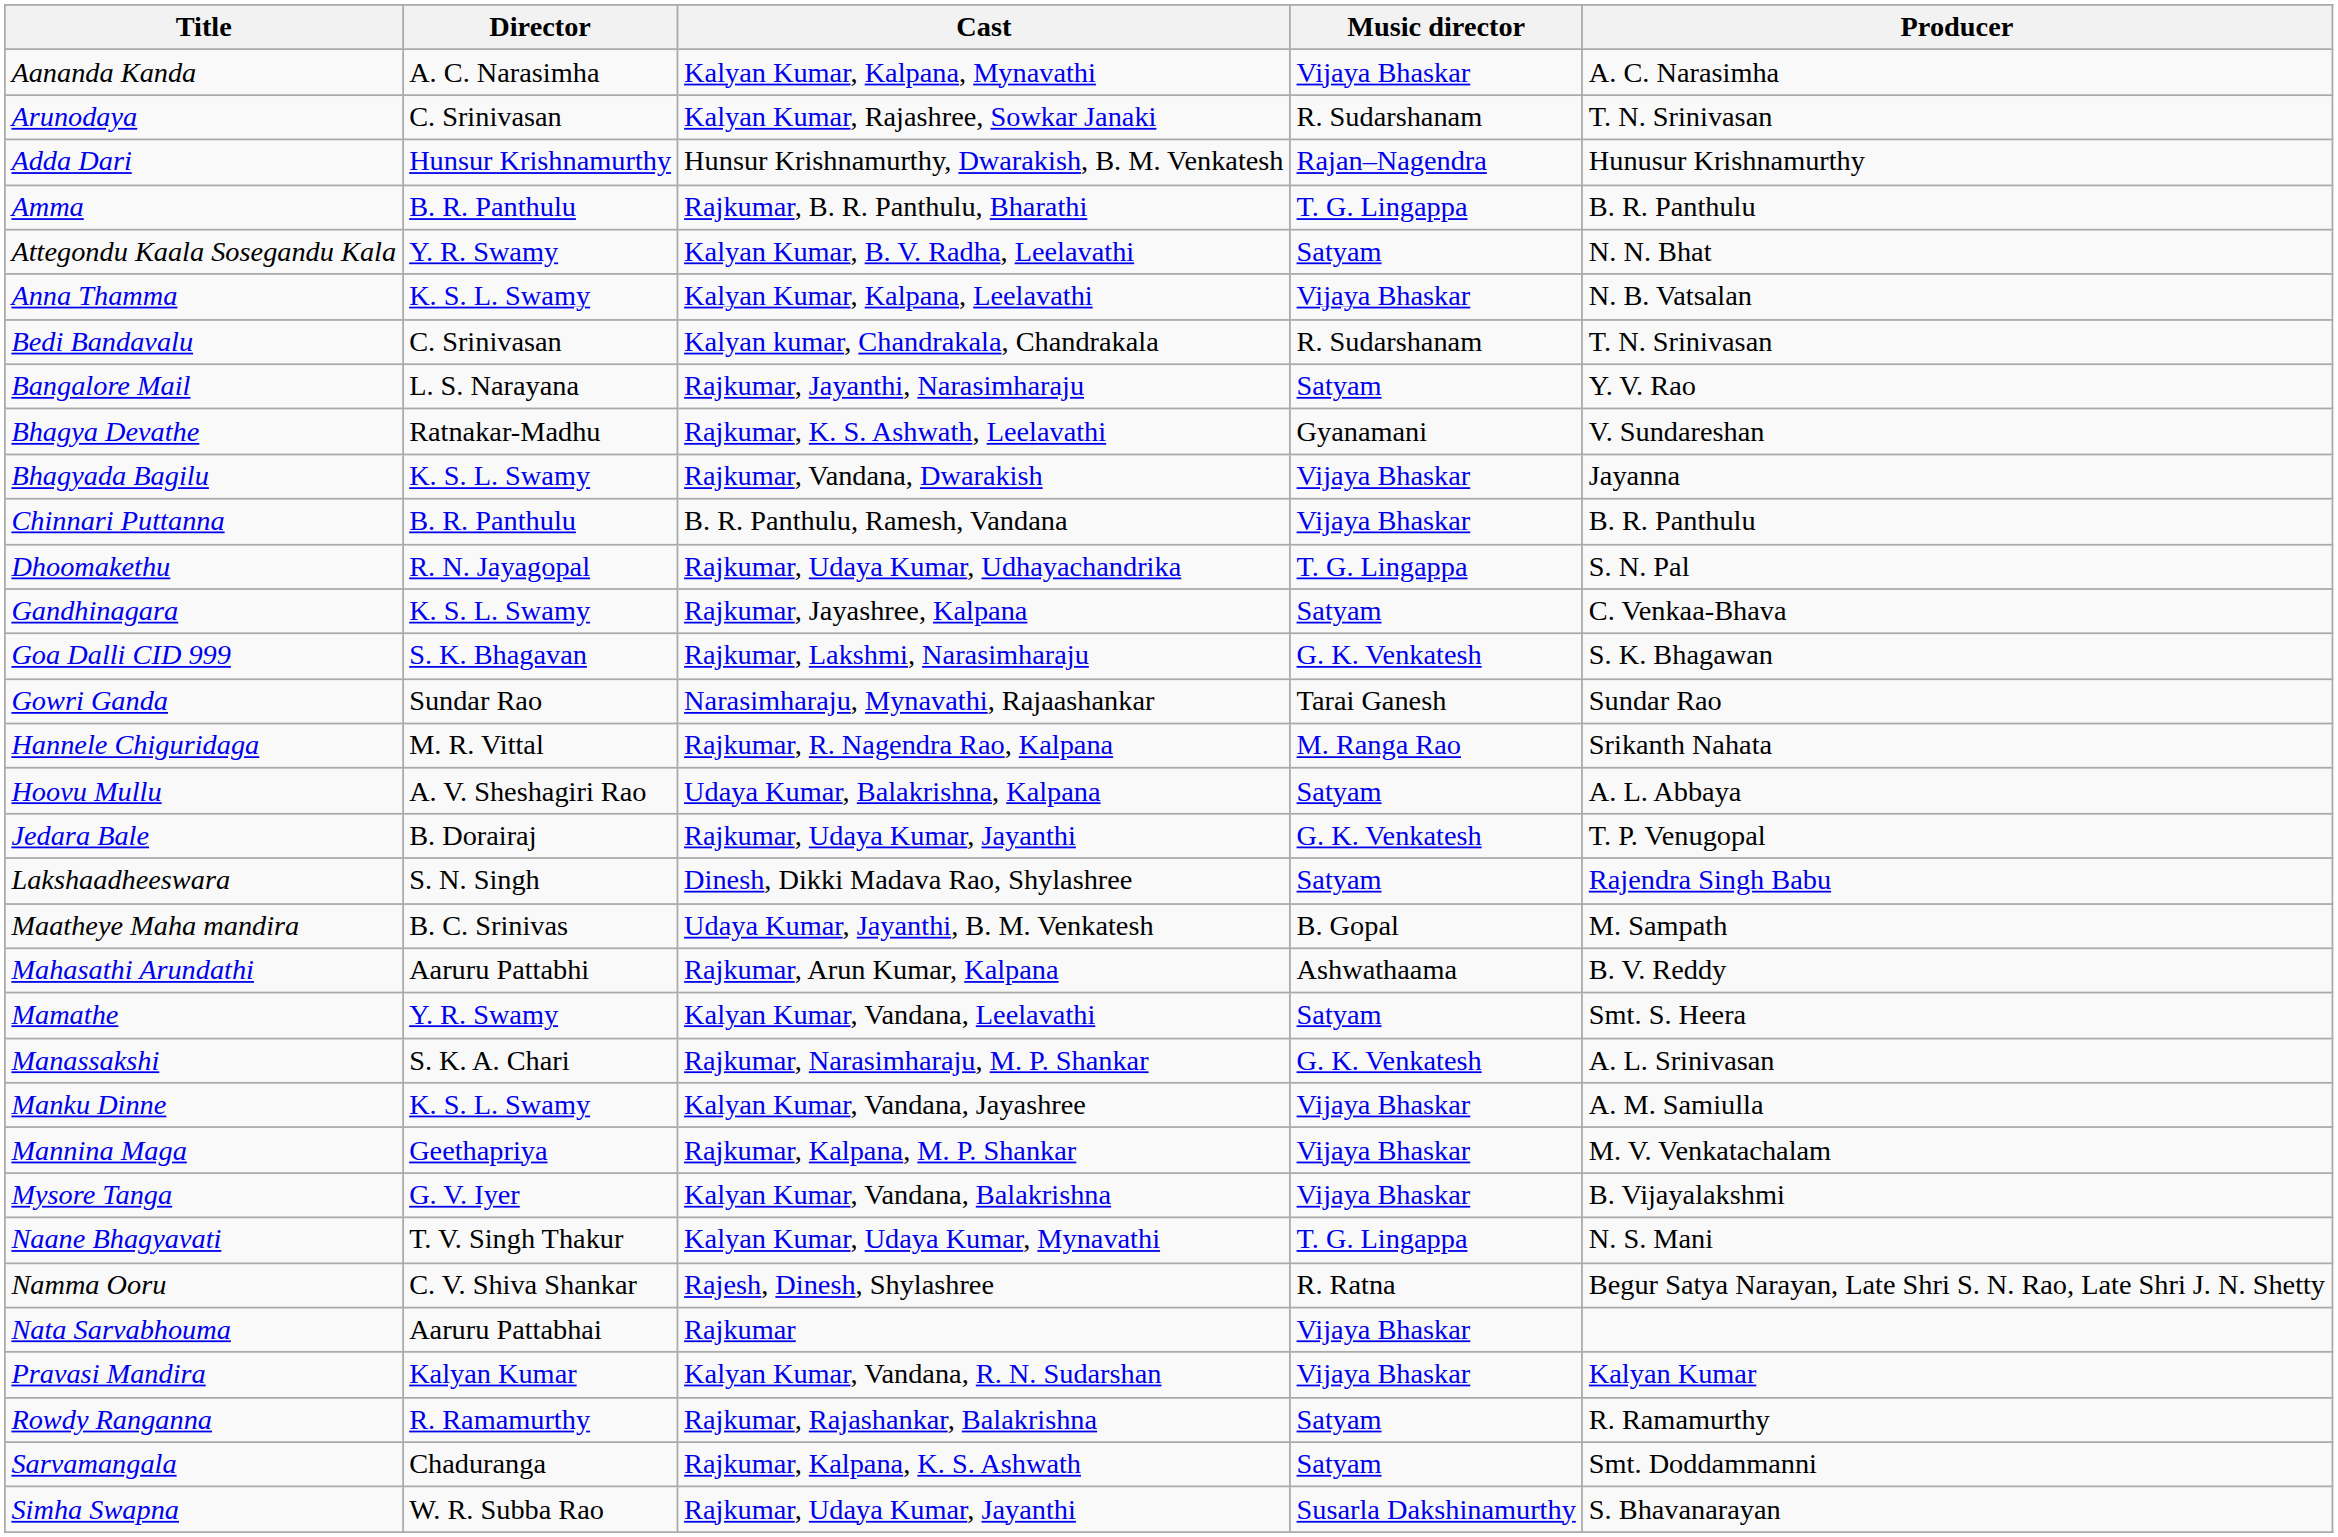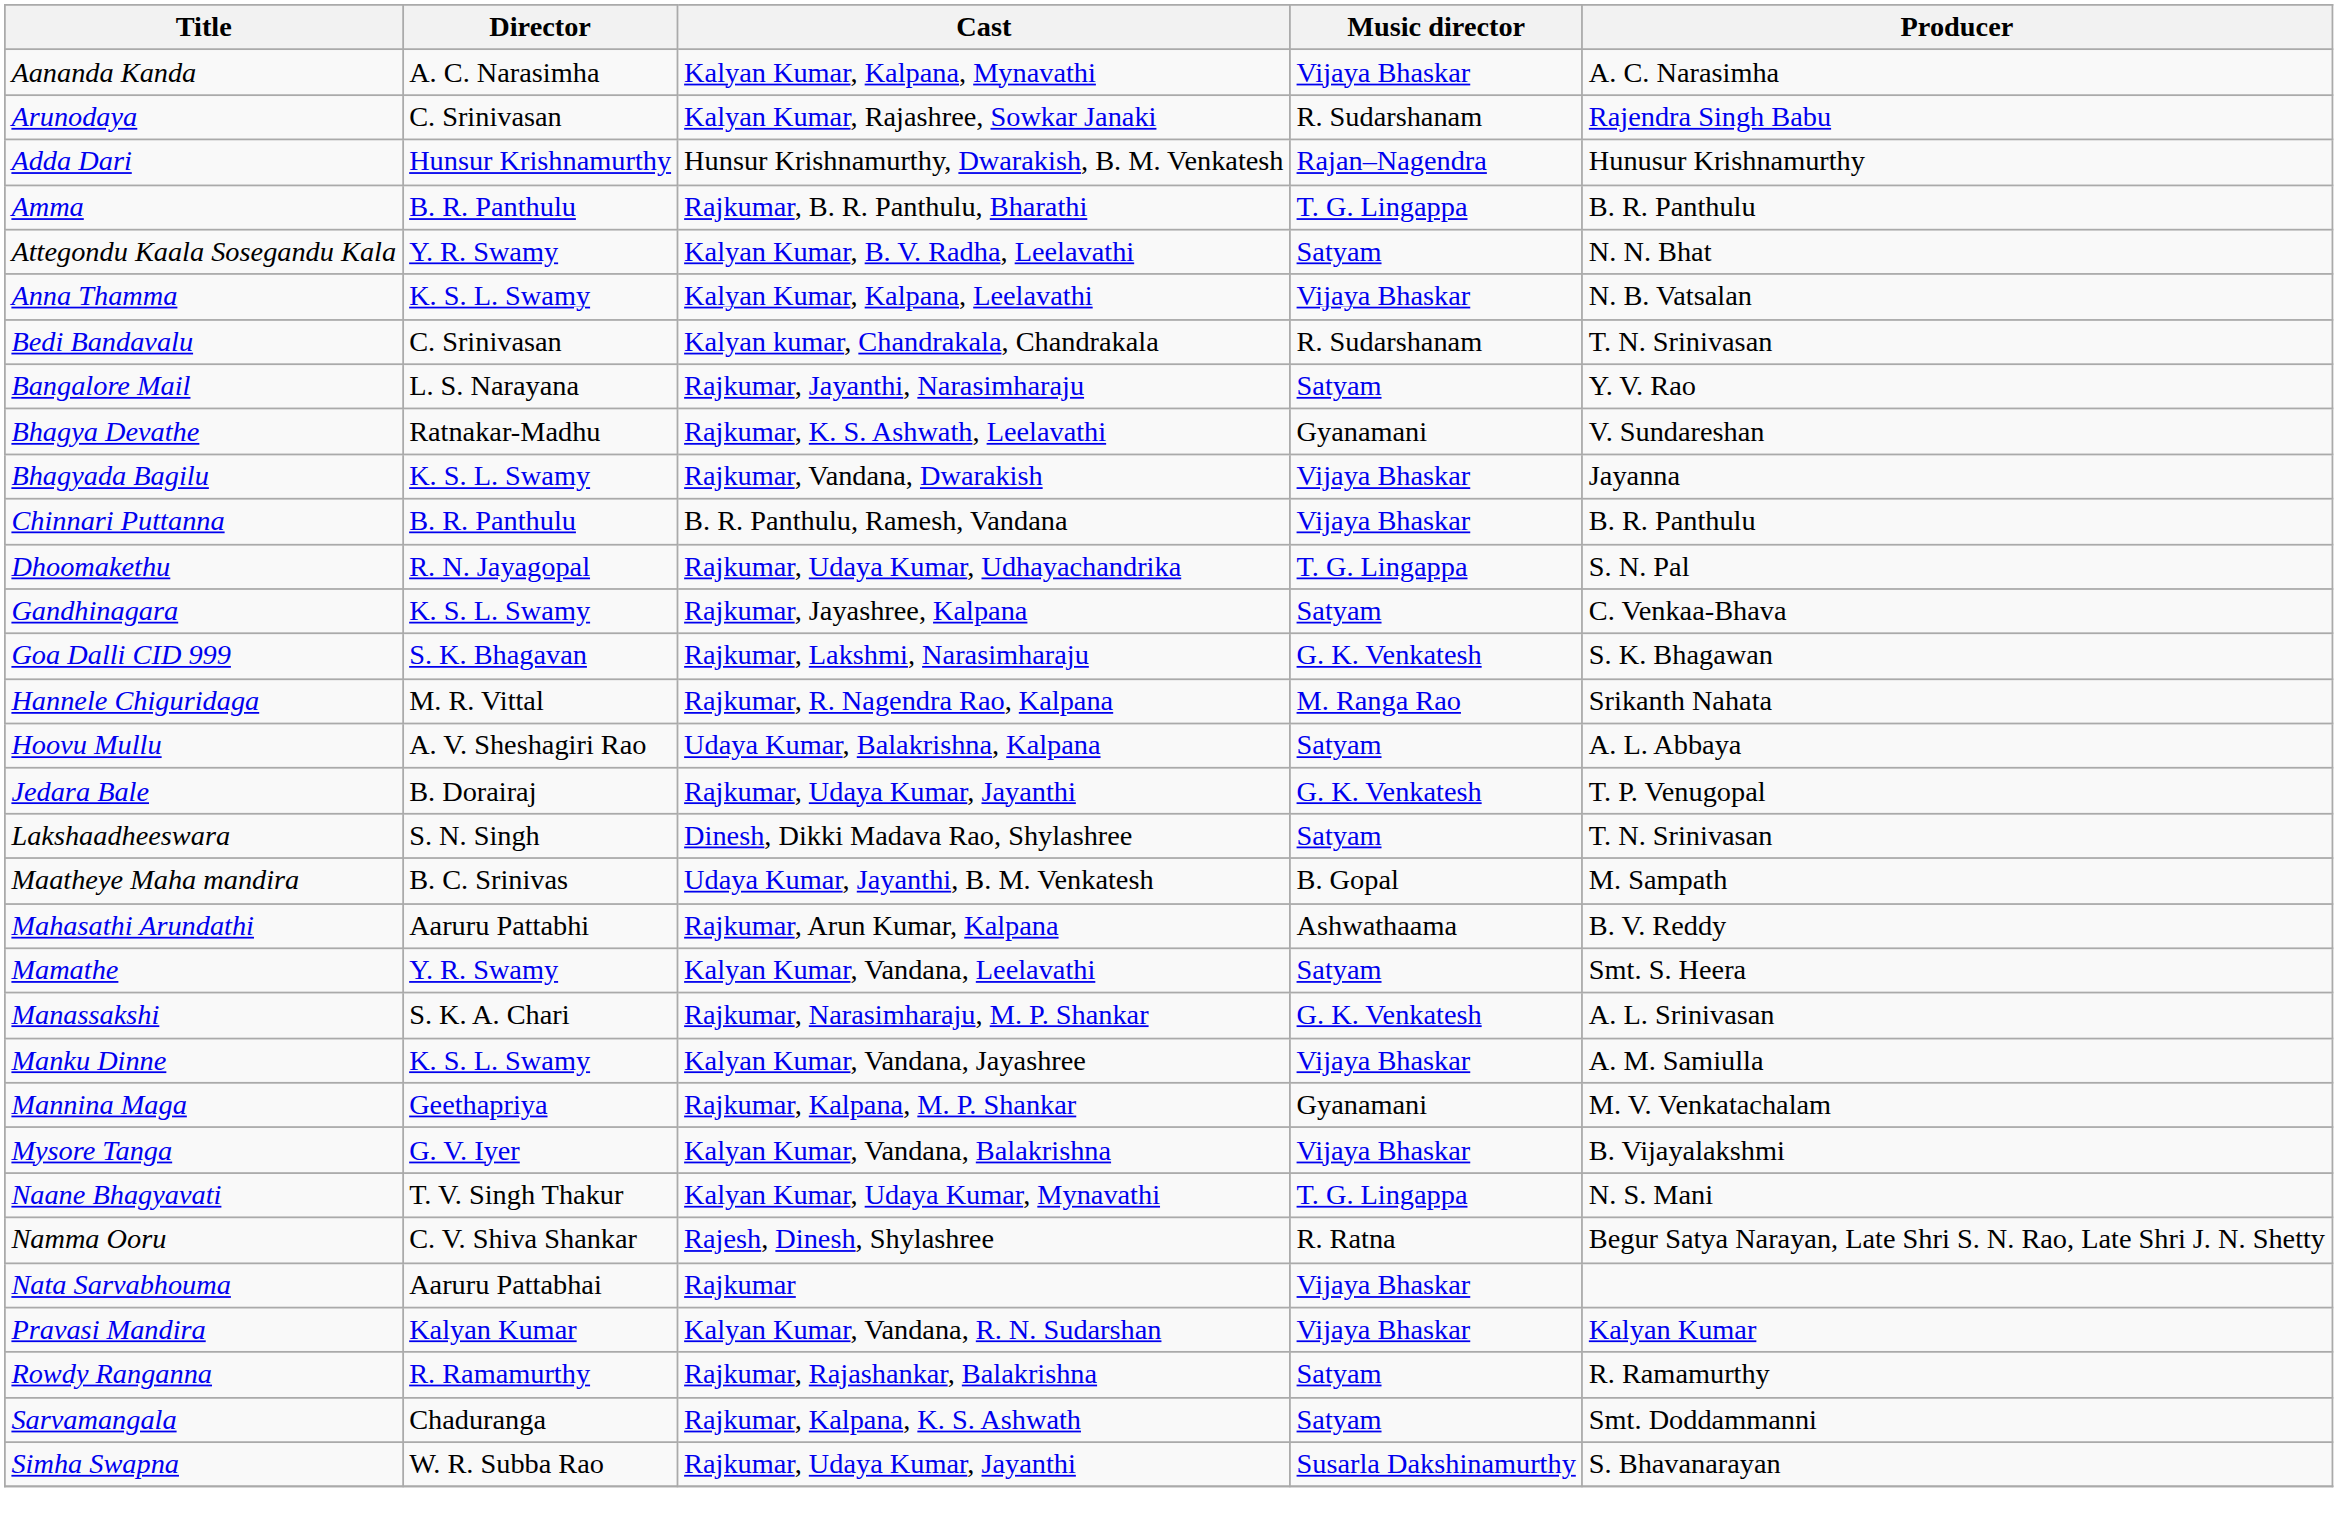(1681, 116) T. N. Srinivasan -> (1710, 116) Rajendra Singh Babu
- row: (90, 700)
(1710, 880) Rajendra Singh Babu -> (1681, 835) T. N. Srinivasan
(1383, 1149) Vijaya Bhaskar -> (1362, 1104) Gyanamani
